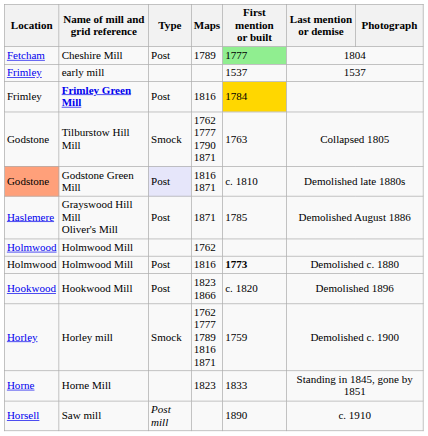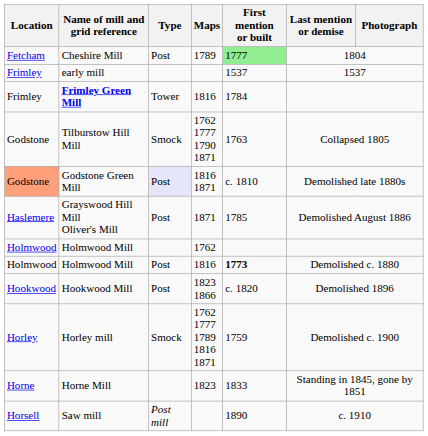(161, 96) Post -> (165, 96) Tower
(236, 96) gold background -> (236, 96) no background
